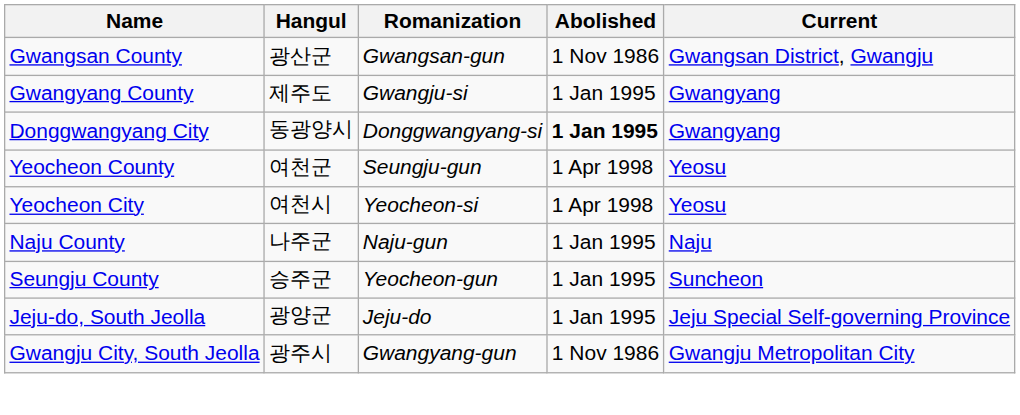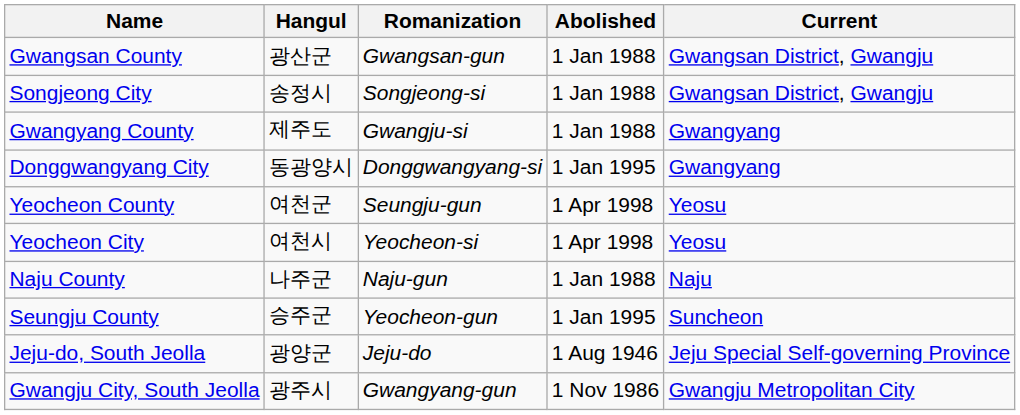(605, 56) 1 Nov 1986 -> (604, 56) 1 Jan 1988
+ row: (81, 93)
(604, 93) 1 Jan 1995 -> (604, 130) 1 Jan 1988
(605, 130) bold -> (604, 167) normal
(604, 242) 1 Jan 1995 -> (604, 279) 1 Jan 1988
(604, 316) 1 Jan 1995 -> (605, 353) 1 Aug 1946
